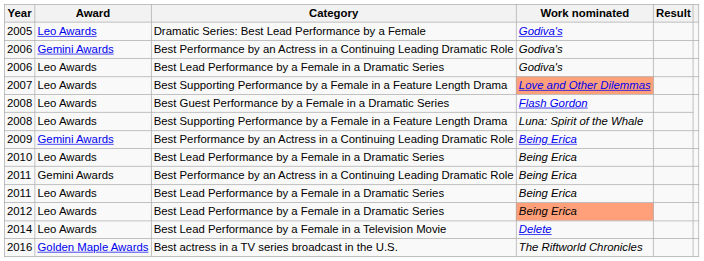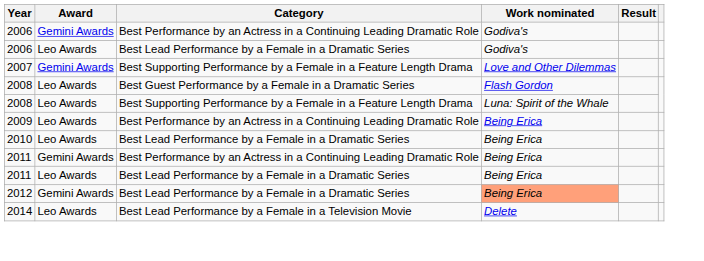- row: (20, 31)
(67, 85) Leo Awards -> (76, 67) Gemini Awards
(585, 85) lightsalmon background -> (550, 67) no background
(76, 139) Gemini Awards -> (67, 121) Leo Awards
(67, 211) Leo Awards -> (76, 193) Gemini Awards
- row: (20, 247)
